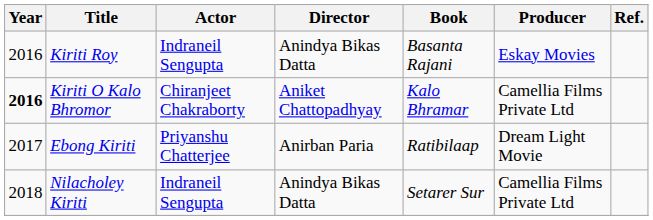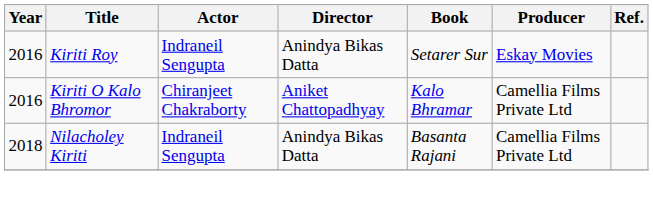(435, 54) Basanta Rajani -> (449, 54) Setarer Sur
(25, 100) bold -> (25, 100) normal
- row: (93, 146)
(446, 192) Setarer Sur -> (439, 146) Basanta Rajani
